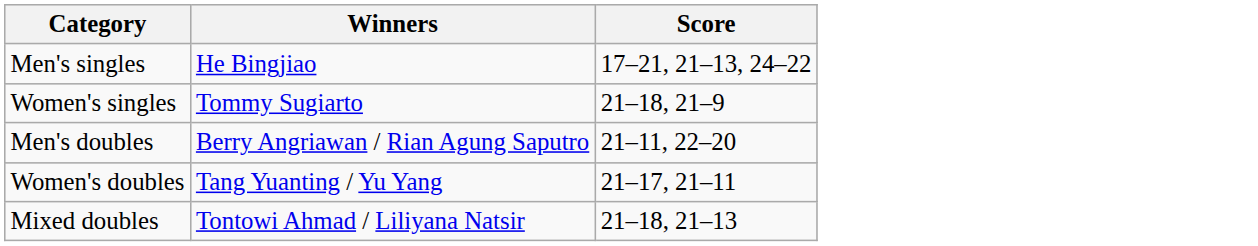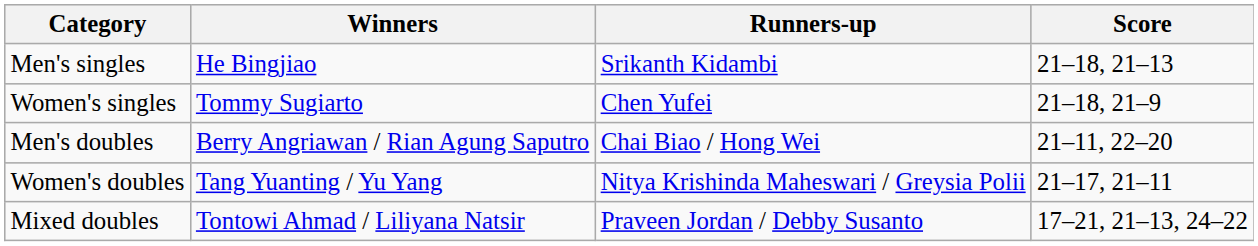+ column: (813, 24)
(706, 63) 17–21, 21–13, 24–22 -> (1105, 63) 21–18, 21–13
(669, 220) 21–18, 21–13 -> (1142, 220) 17–21, 21–13, 24–22
